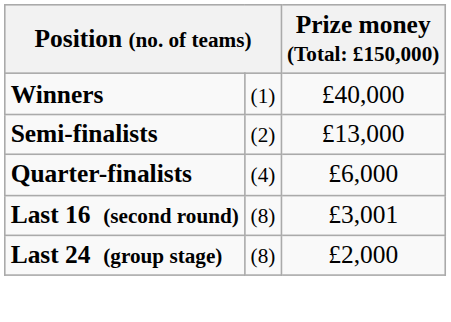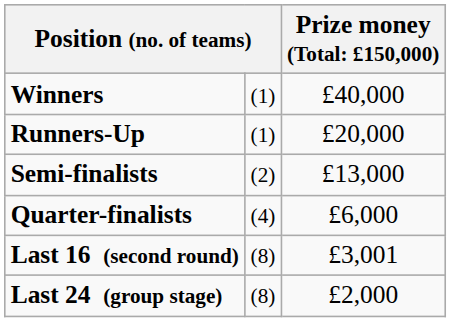+ row: (78, 133)
